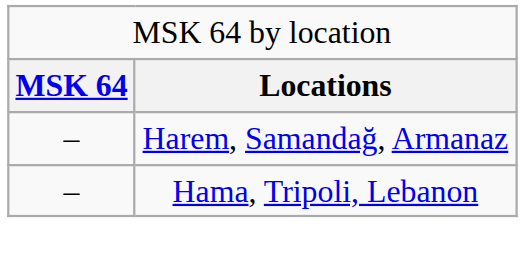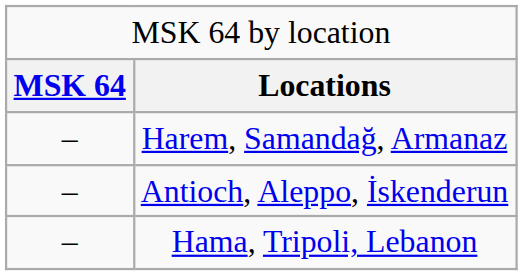+ row: (325, 190)
